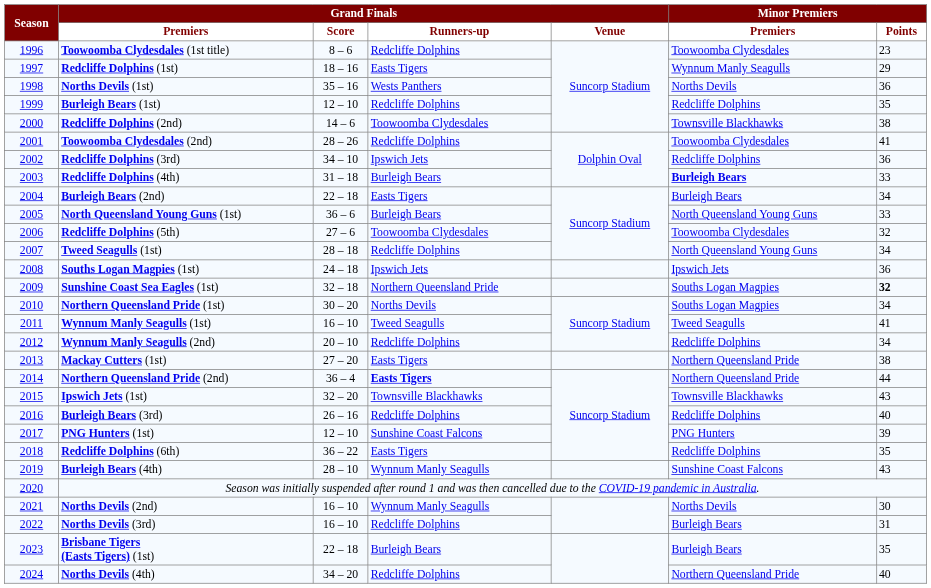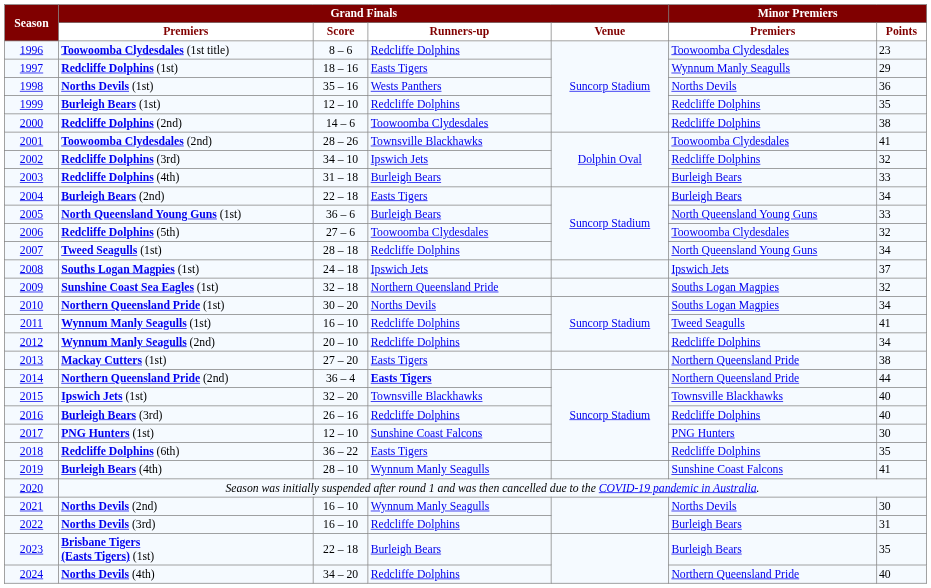(727, 123) Townsville Blackhawks -> (716, 123) Redcliffe Dolphins
(415, 141) Redcliffe Dolphins -> (427, 141) Townsville Blackhawks
(885, 159) 36 -> (885, 159) 32
(709, 177) bold -> (707, 177) normal
(885, 269) 36 -> (885, 269) 37
(885, 287) bold -> (885, 287) normal
(407, 323) Tweed Seagulls -> (415, 323) Redcliffe Dolphins
(885, 396) 43 -> (885, 396) 40
(885, 433) 39 -> (885, 433) 30
(885, 469) 43 -> (885, 469) 41
